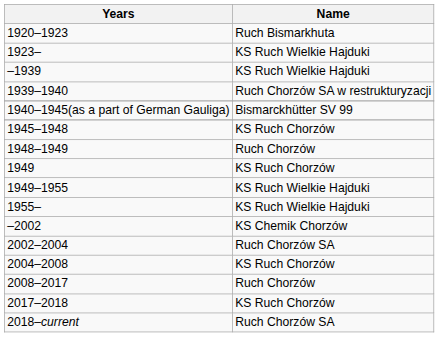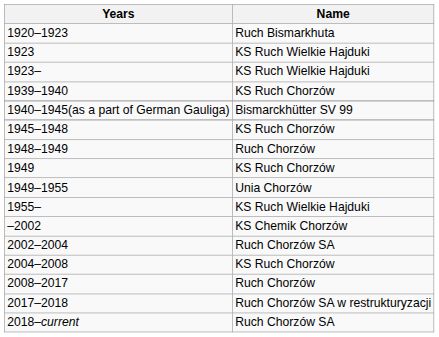+ row: (21, 52)
- row: (24, 71)
(333, 91) Ruch Chorzów SA w restrukturyzacji -> (285, 91) KS Ruch Chorzów
(302, 187) KS Ruch Wielkie Hajduki -> (273, 187) Unia Chorzów
(285, 303) KS Ruch Chorzów -> (333, 303) Ruch Chorzów SA w restrukturyzacji
